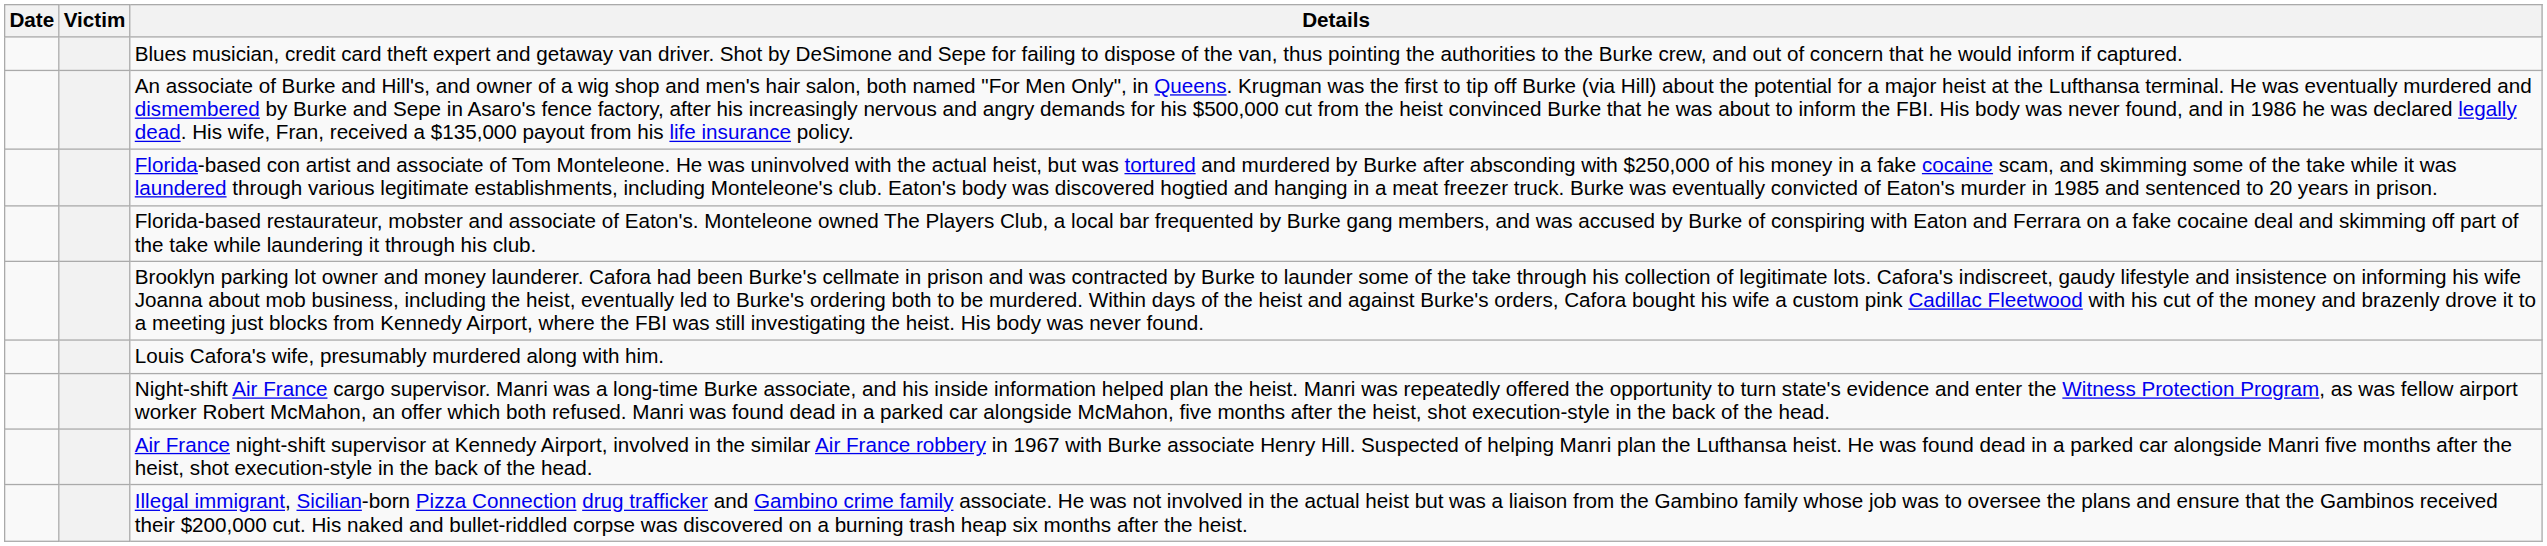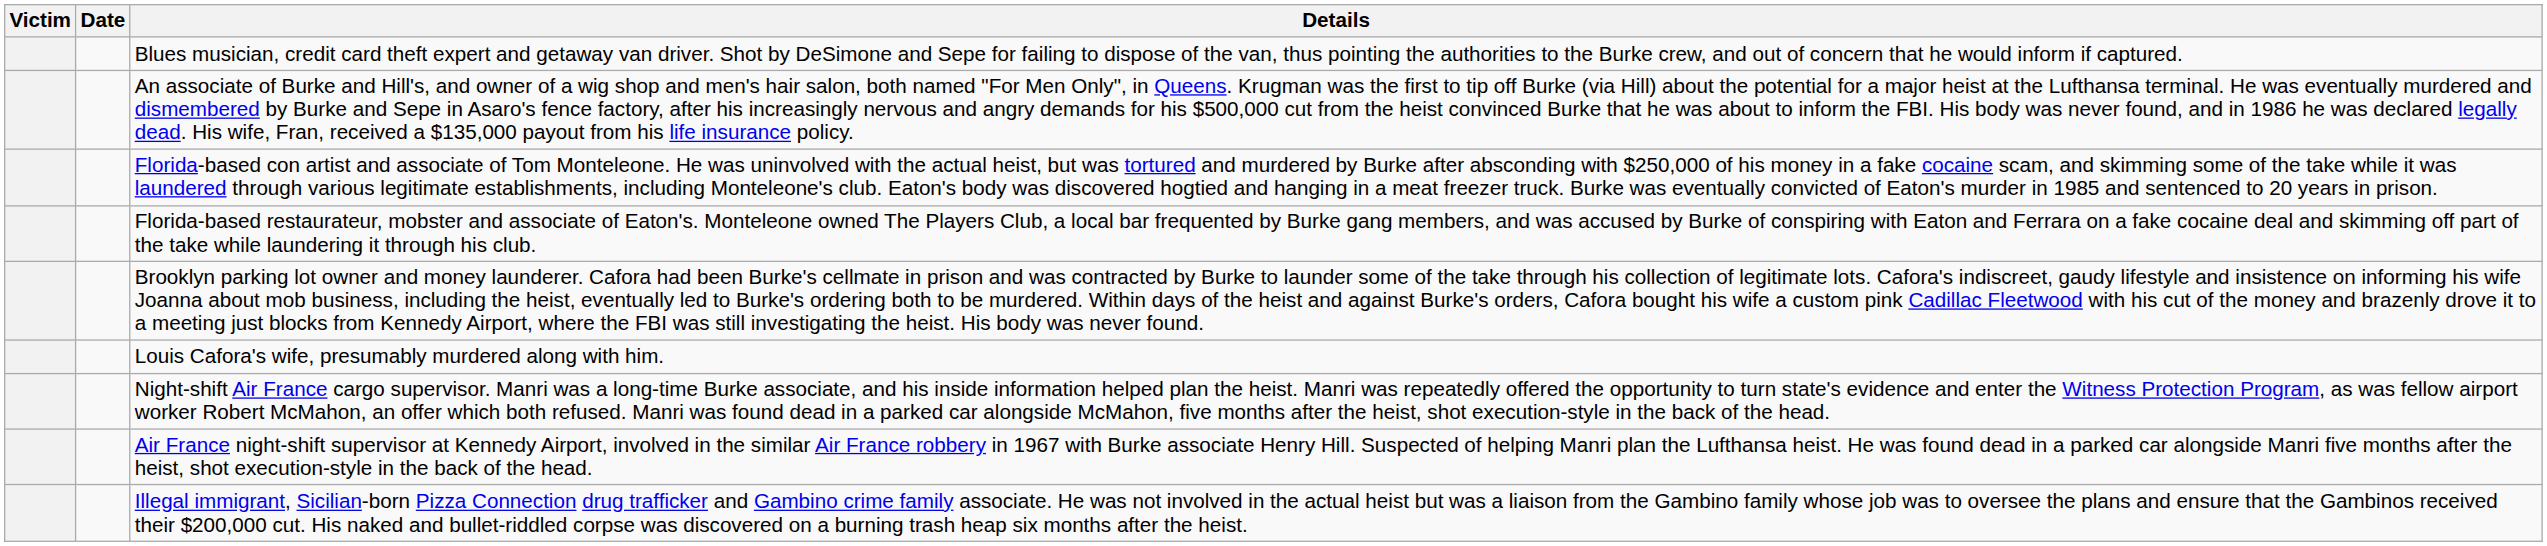columns swapped: (94, 20) <-> (32, 20)
